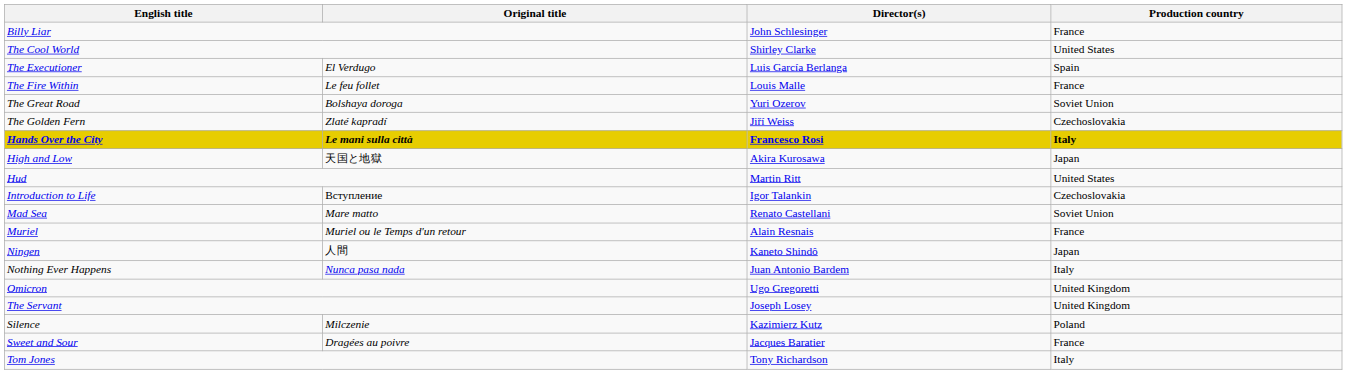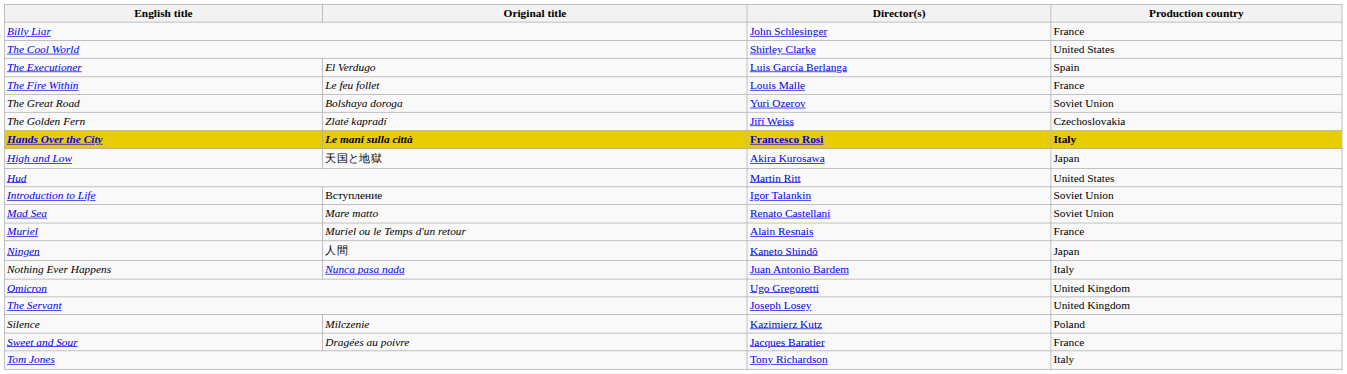(1089, 195) Czechoslovakia -> (1084, 195) Soviet Union
